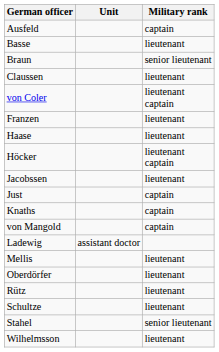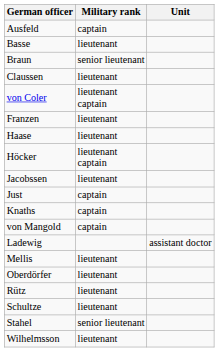columns swapped: (178, 12) <-> (109, 12)
